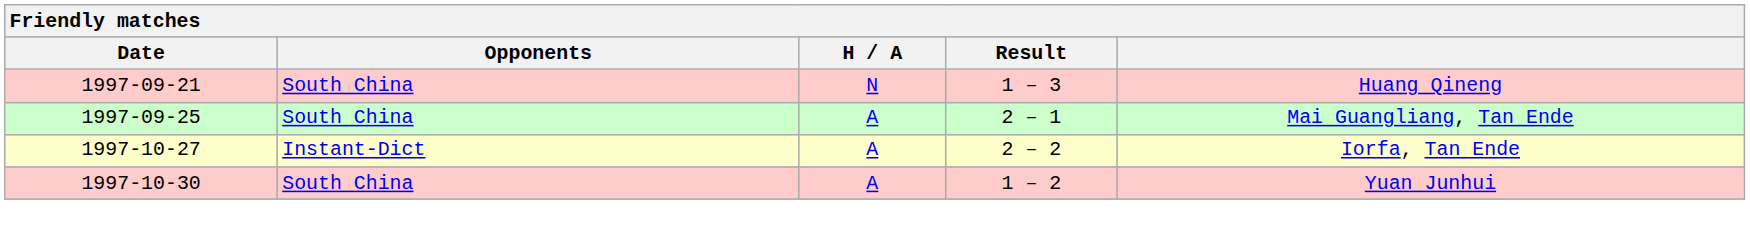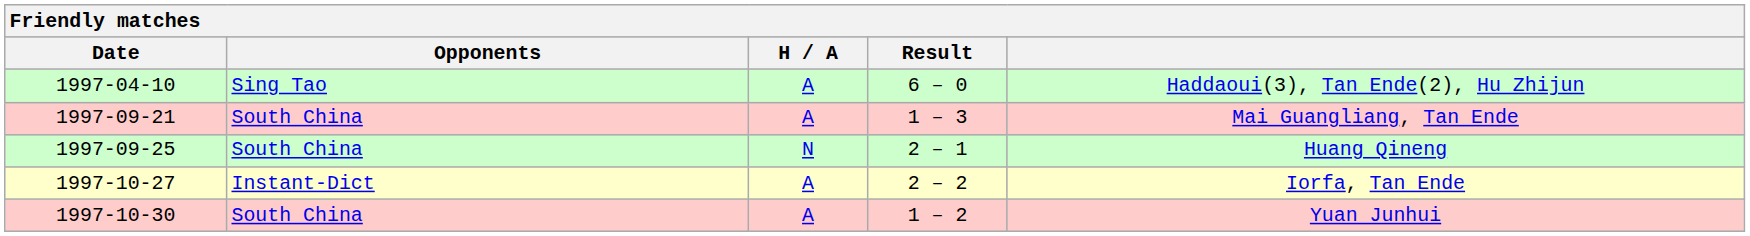+ row: (116, 86)
(872, 86) N -> (808, 118) A
(1430, 86) Huang Qineng -> (1376, 118) Mai Guangliang, Tan Ende
(872, 118) A -> (808, 151) N
(1430, 118) Mai Guangliang, Tan Ende -> (1376, 151) Huang Qineng
